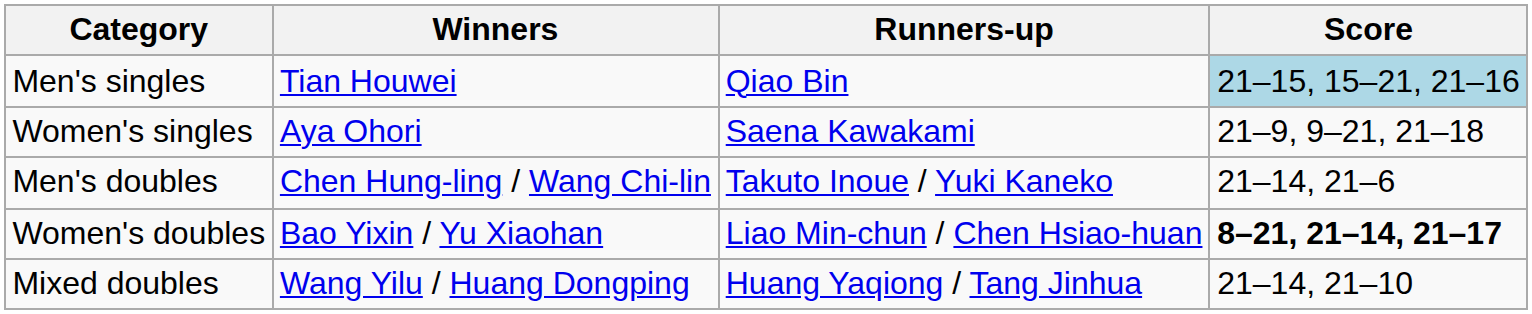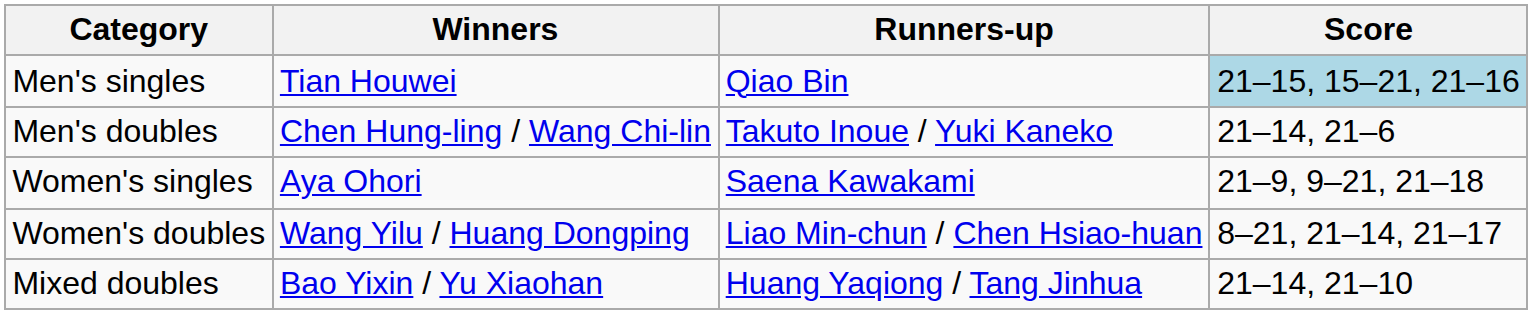rows swapped: (133, 131) <-> (115, 182)
(442, 232) Bao Yixin / Yu Xiaohan -> (485, 232) Wang Yilu / Huang Dongping
(1360, 232) bold -> (1360, 232) normal
(485, 283) Wang Yilu / Huang Dongping -> (442, 283) Bao Yixin / Yu Xiaohan
